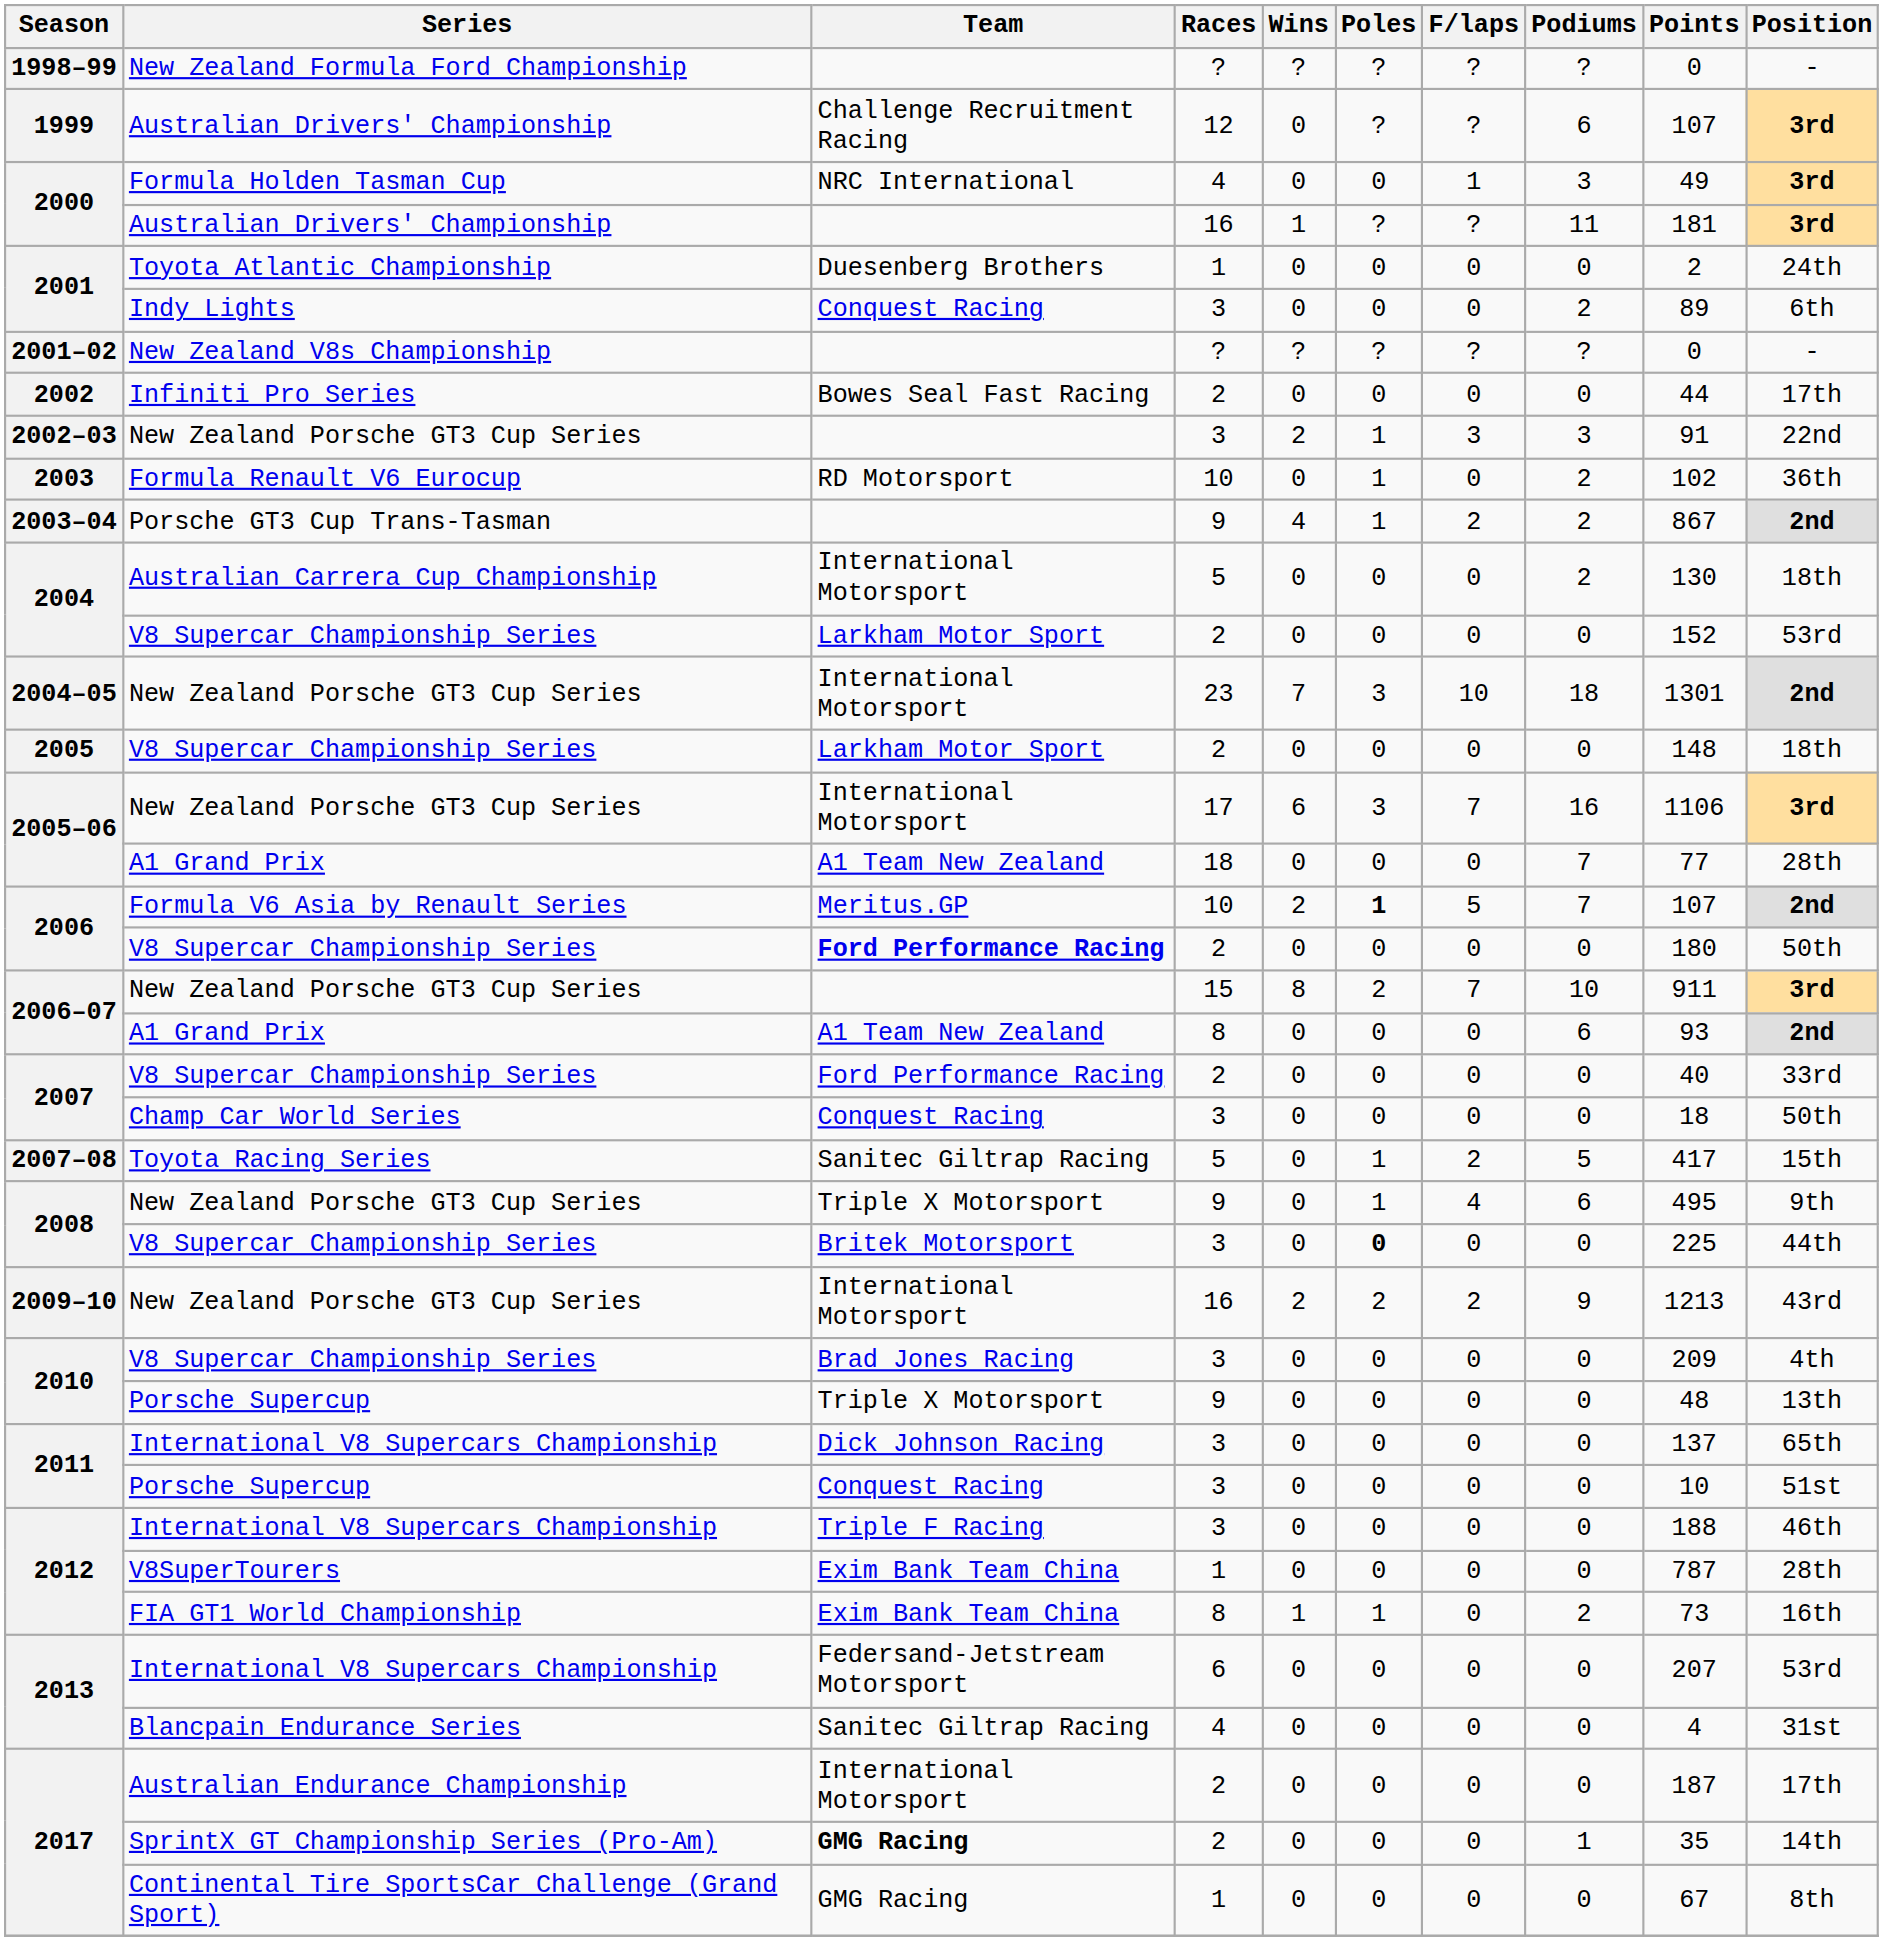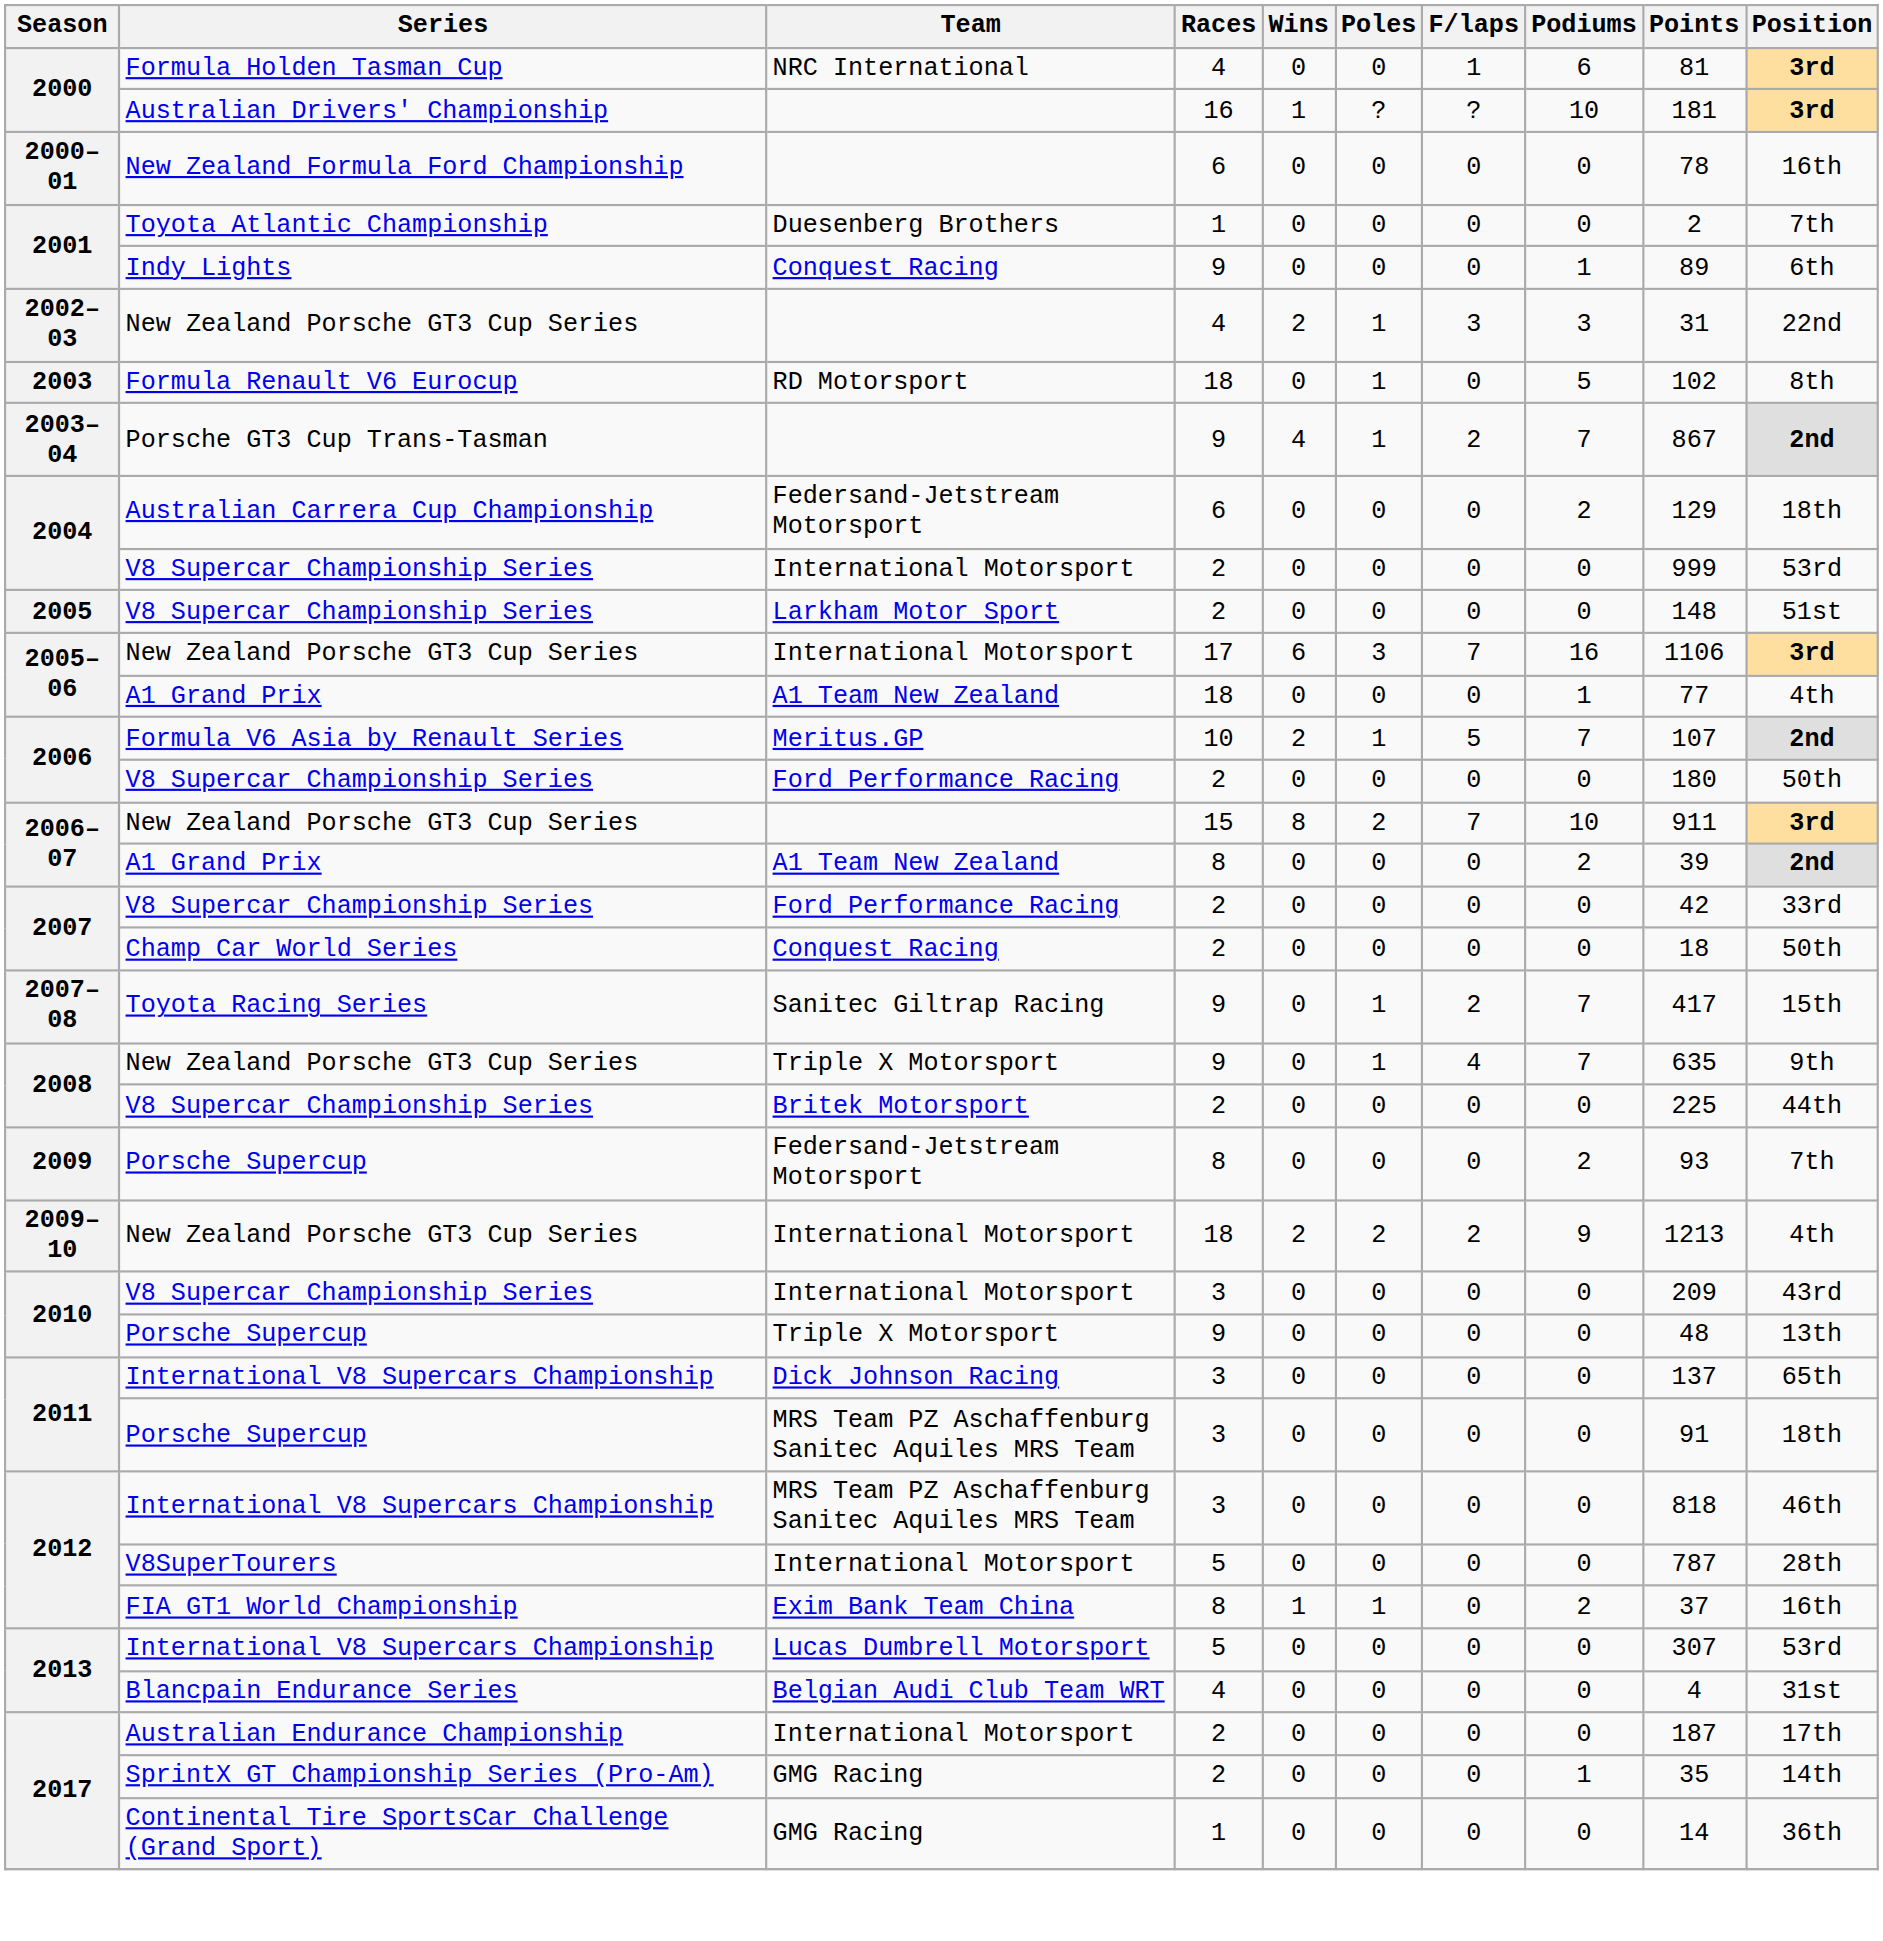- row: (64, 68)
- row: (64, 125)
(1584, 183) 3 -> (1584, 68) 6
(1694, 183) 49 -> (1694, 68) 81
(1584, 225) 11 -> (1584, 110) 10
+ row: (62, 168)
(1812, 267) 24th -> (1812, 225) 7th
(1219, 310) 3 -> (1219, 267) 9
(1584, 310) 2 -> (1584, 267) 1
- row: (64, 352)
- row: (64, 394)
(1219, 436) 3 -> (1219, 325) 4
(1694, 436) 91 -> (1694, 325) 31
(1219, 479) 10 -> (1219, 382) 18
(1584, 479) 2 -> (1584, 382) 5
(1812, 479) 36th -> (1812, 382) 8th
(1584, 521) 2 -> (1584, 439) 7
(916, 578) International Motorsport -> (916, 512) Federsand-Jetstream Motorsport
(1219, 578) 5 -> (1219, 512) 6
(1694, 578) 130 -> (1694, 512) 129
(961, 635) Larkham Motor Sport -> (954, 569) International Motorsport
(1694, 635) 152 -> (1694, 569) 999
- row: (64, 693)
(1812, 750) 18th -> (1812, 611) 51st
(1584, 865) 7 -> (1584, 696) 1
(1812, 865) 28th -> (1812, 696) 4th
(1379, 907) bold -> (1379, 738) normal
(991, 949) bold -> (946, 780) normal
(1584, 1034) 6 -> (1584, 865) 2
(1694, 1034) 93 -> (1694, 865) 39
(1694, 1076) 40 -> (1694, 907) 42
(1219, 1118) 3 -> (1219, 949) 2
(1219, 1161) 5 -> (1219, 1007) 9
(1584, 1161) 5 -> (1584, 1007) 7
(1584, 1203) 6 -> (1584, 1064) 7
(1694, 1203) 495 -> (1694, 1064) 635
(1219, 1245) 3 -> (1219, 1106) 2
(1379, 1245) bold -> (1379, 1106) normal
+ row: (62, 1163)
(1219, 1302) 16 -> (1219, 1236) 18
(1812, 1302) 43rd -> (1812, 1236) 4th
(946, 1360) Brad Jones Racing -> (954, 1293) International Motorsport
(1812, 1360) 4th -> (1812, 1293) 43rd
(931, 1486) Conquest Racing -> (961, 1435) MRS Team PZ Aschaffenburg Sanitec Aquiles MRS Team
(1694, 1486) 10 -> (1694, 1435) 91
(1812, 1486) 51st -> (1812, 1435) 18th
(931, 1529) Triple F Racing -> (961, 1507) MRS Team PZ Aschaffenburg Sanitec Aquiles MRS Team
(1694, 1529) 188 -> (1694, 1507) 818
(968, 1571) Exim Bank Team China -> (954, 1565) International Motorsport
(1219, 1571) 1 -> (1219, 1565) 5
(1694, 1613) 73 -> (1694, 1607) 37
(961, 1671) Federsand-Jetstream Motorsport -> (961, 1649) Lucas Dumbrell Motorsport
(1219, 1671) 6 -> (1219, 1649) 5
(1694, 1671) 207 -> (1694, 1649) 307
(983, 1728) Sanitec Giltrap Racing -> (969, 1691) Belgian Audi Club Team WRT
(893, 1843) bold -> (848, 1776) normal
(1694, 1900) 67 -> (1694, 1833) 14
(1812, 1900) 8th -> (1812, 1833) 36th
